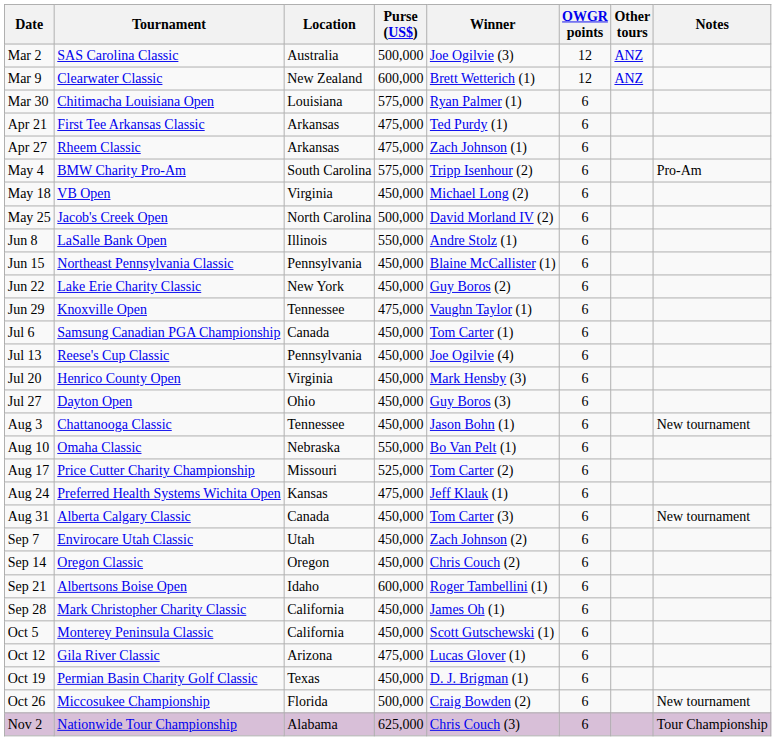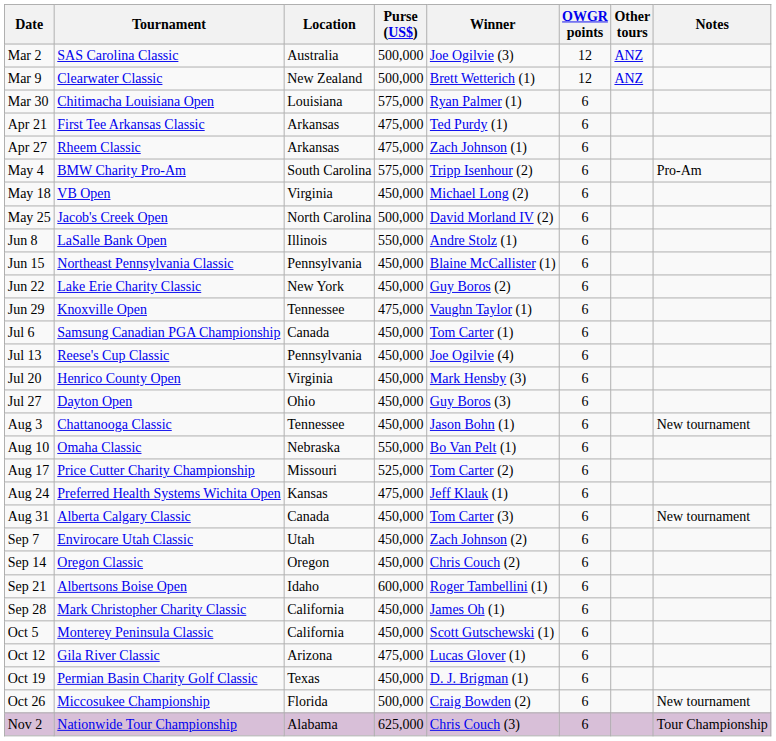(401, 78) 600,000 -> (401, 78) 500,000
